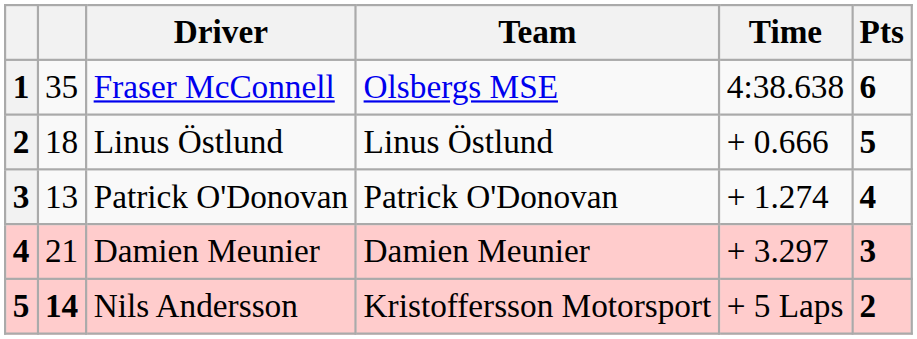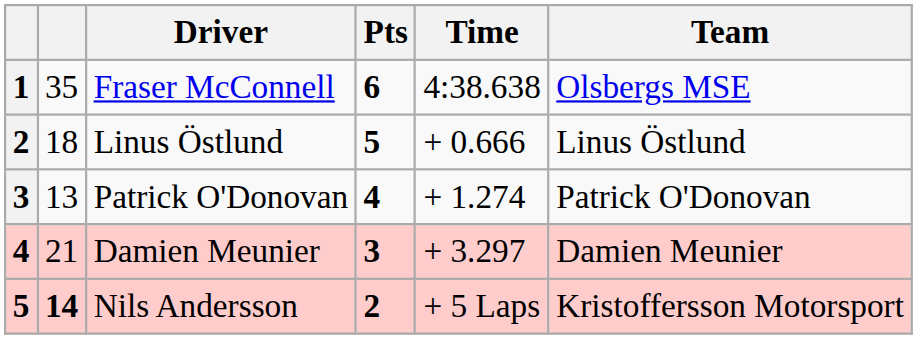columns swapped: (537, 32) <-> (882, 32)
